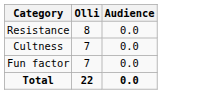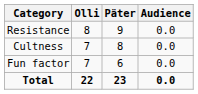+ column: (120, 13)
